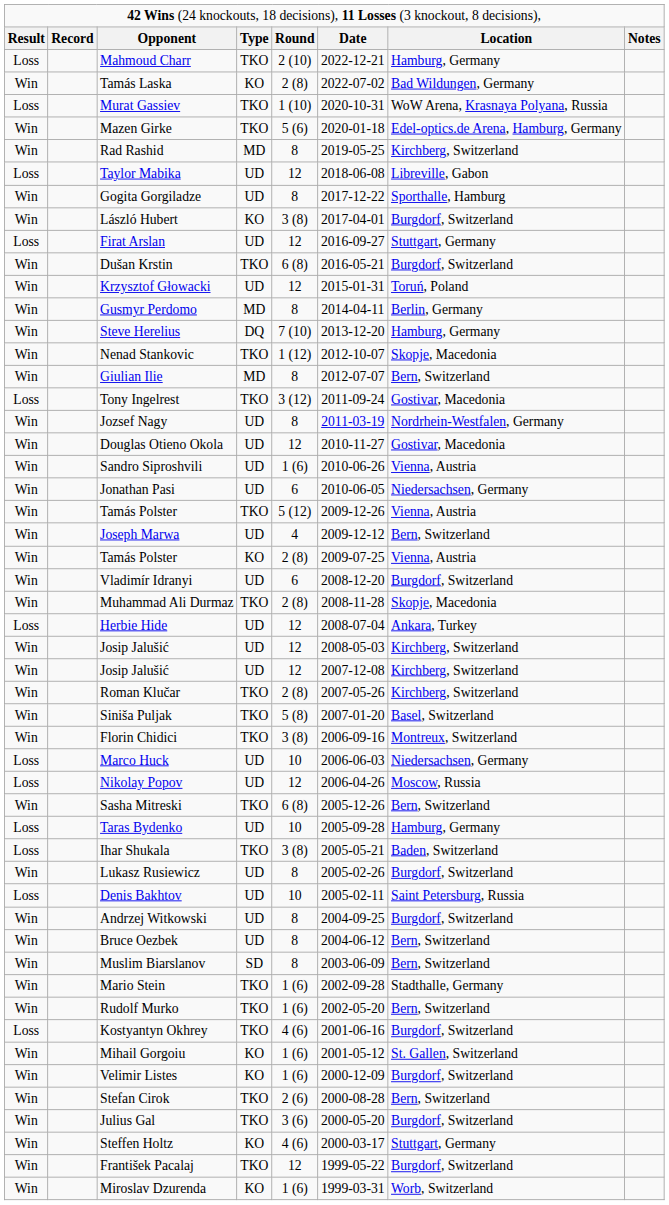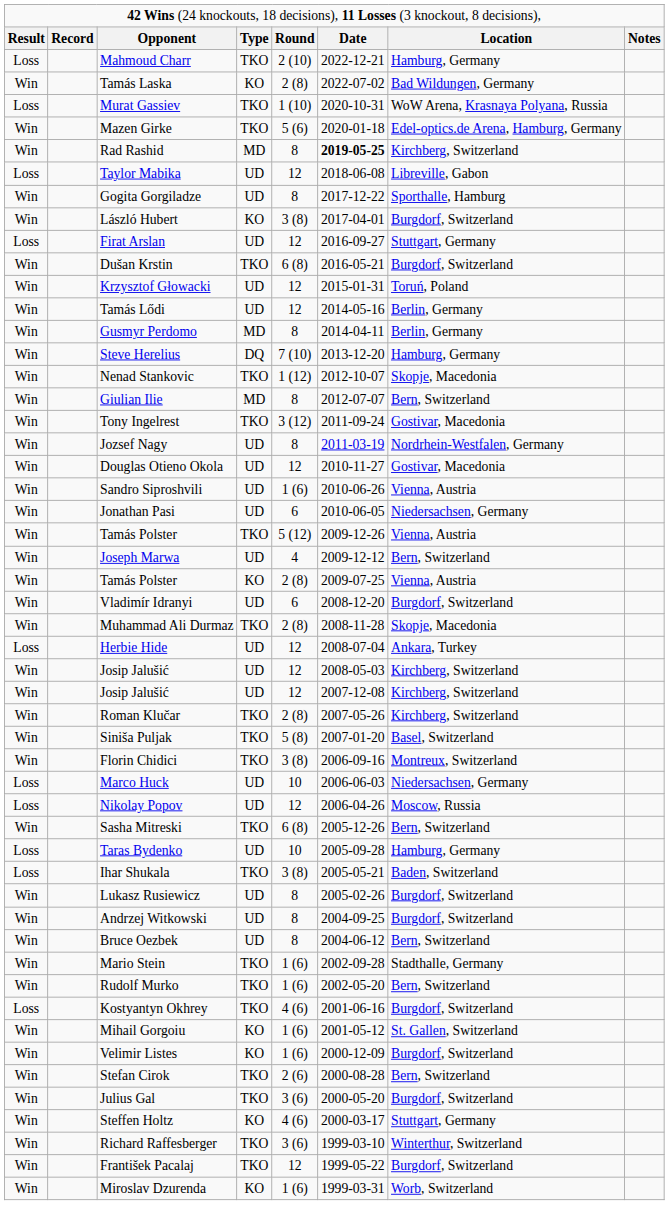(353, 151) normal -> (353, 151) bold
+ row: (132, 309)
(26, 399) Loss -> (26, 421) Win
- row: (141, 895)
- row: (153, 963)
+ row: (158, 1143)
